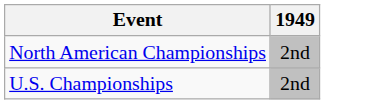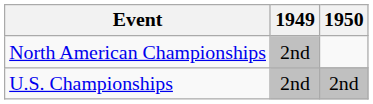+ column: (344, 20)
